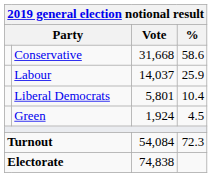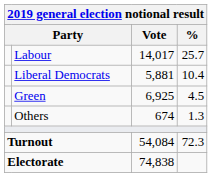- row: (48, 55)
(157, 75) 14,037 -> (157, 55) 14,017
(193, 75) 25.9 -> (193, 55) 25.7
(160, 95) 5,801 -> (160, 75) 5,881
(160, 116) 1,924 -> (160, 95) 6,925
+ row: (31, 116)
